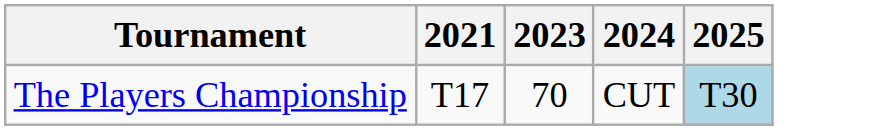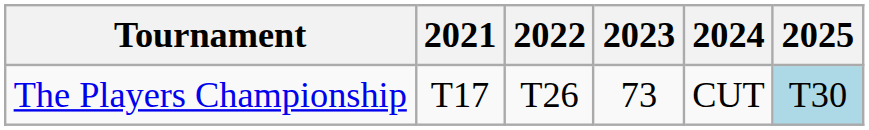+ column: (549, 34)
(549, 94) 70 -> (639, 94) 73
